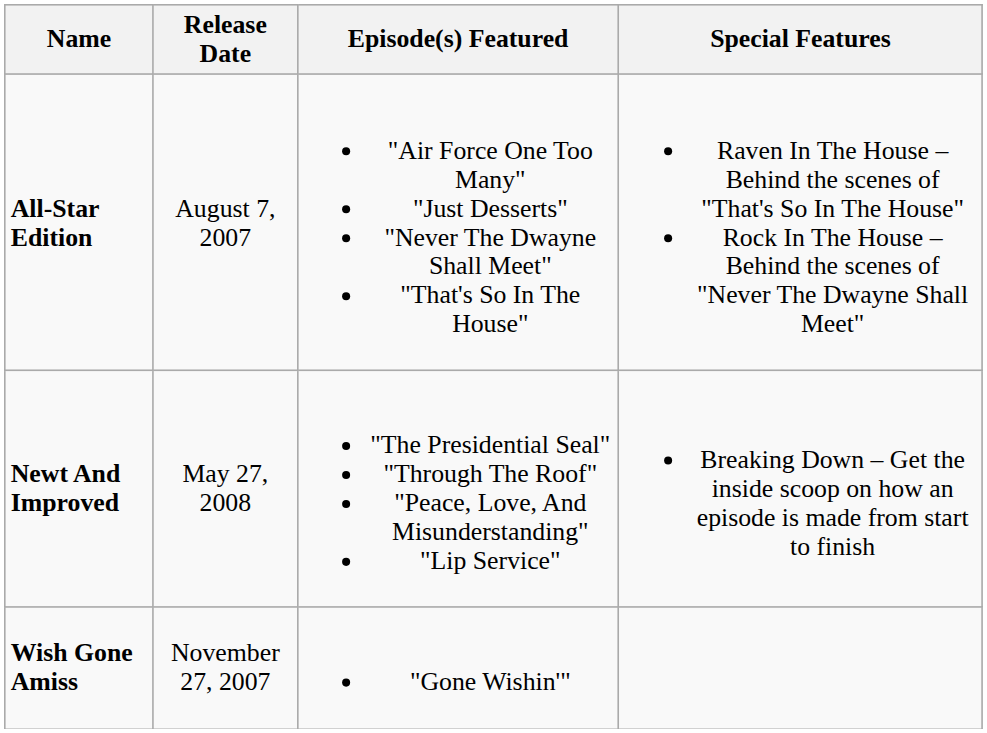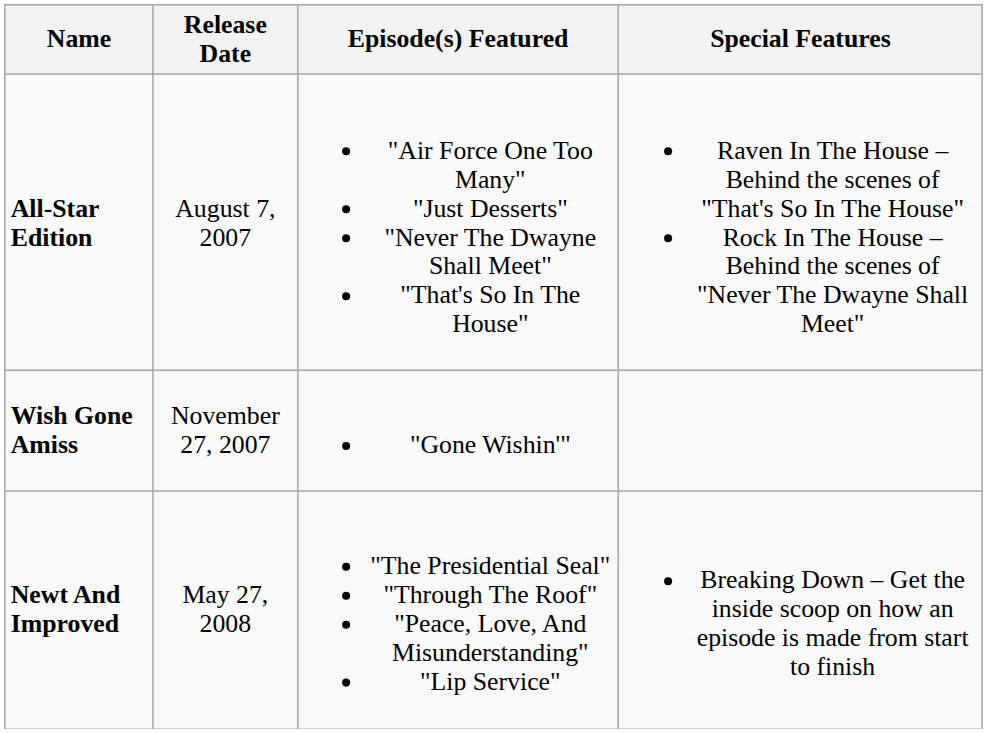rows swapped: (72, 667) <-> (65, 488)
